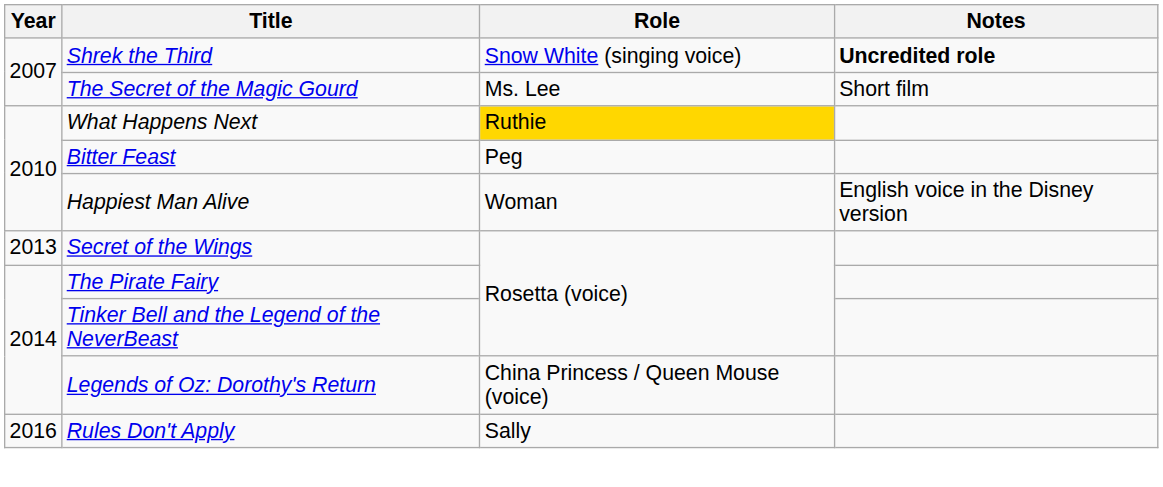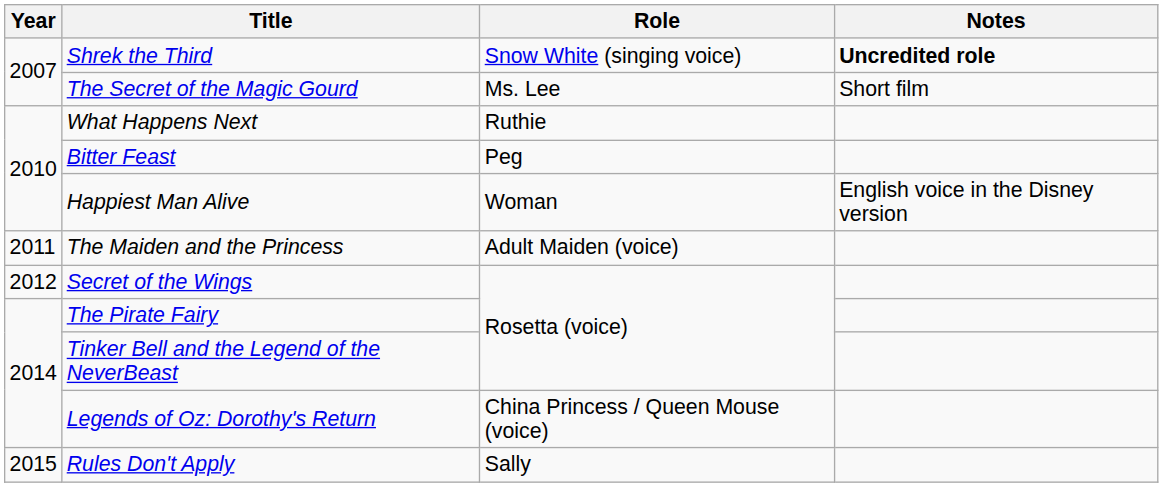(515, 122) gold background -> (515, 122) no background
+ row: (205, 247)
(33, 247) 2013 -> (33, 281) 2012
(33, 430) 2016 -> (33, 464) 2015
